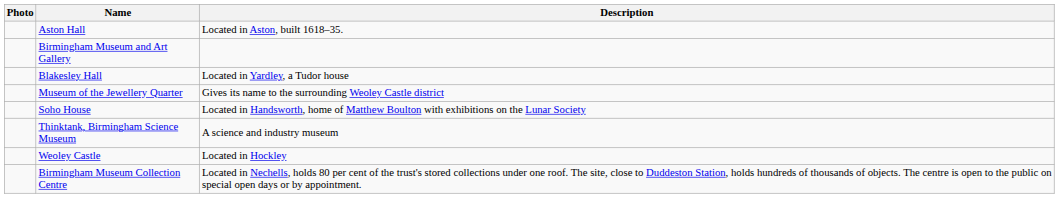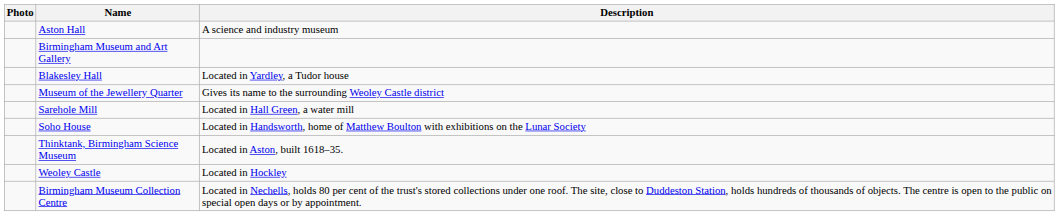(273, 30) Located in Aston, built 1618–35. -> (270, 30) A science and industry museum
+ row: (68, 110)
(270, 133) A science and industry museum -> (273, 150) Located in Aston, built 1618–35.
